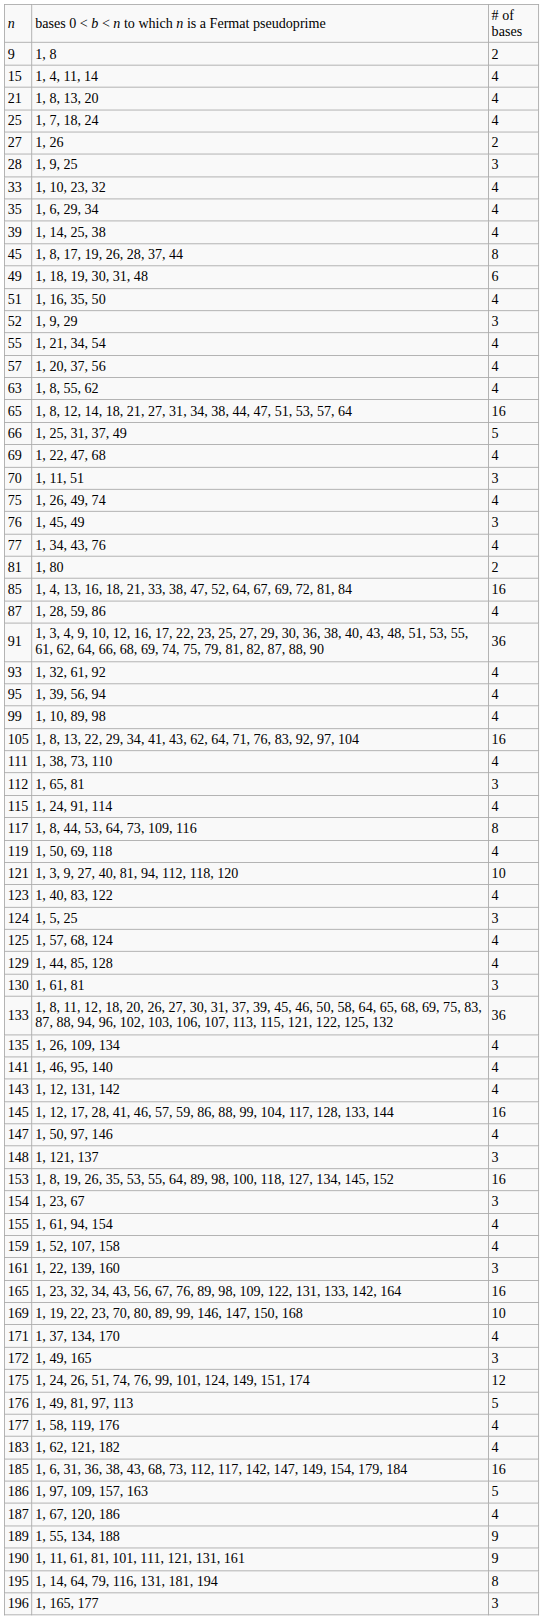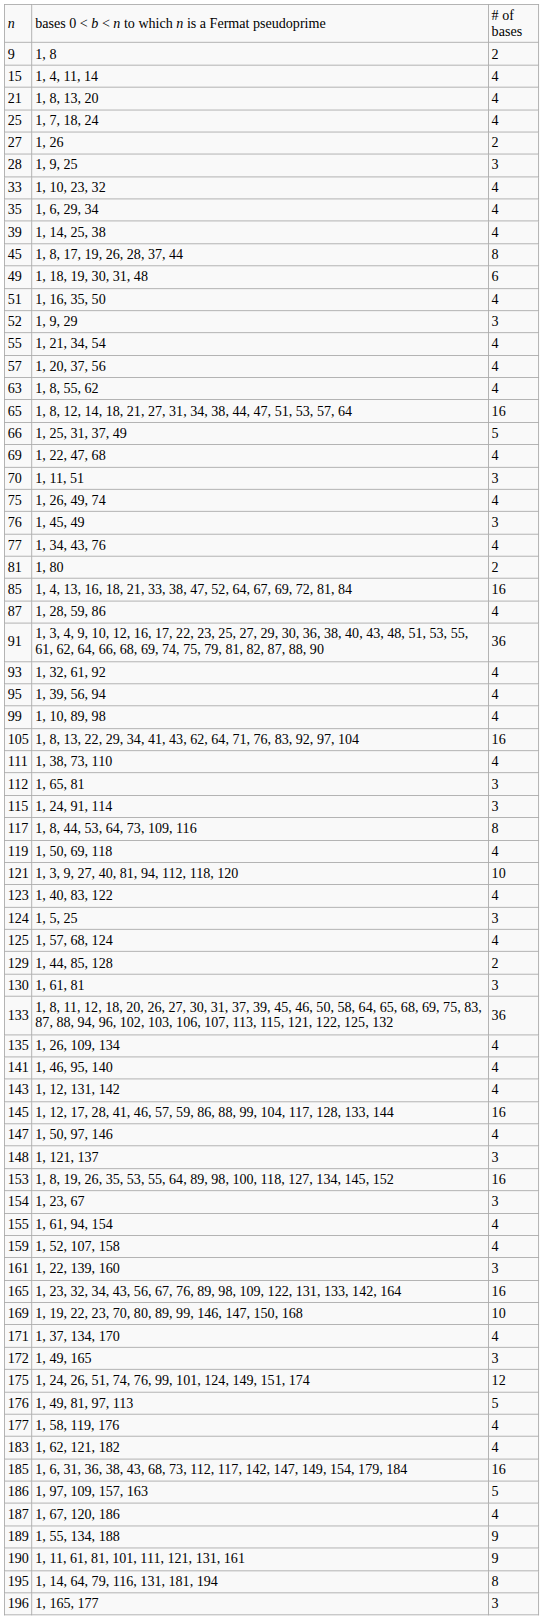(495, 806) 4 -> (495, 806) 3
(495, 962) 4 -> (495, 962) 2
